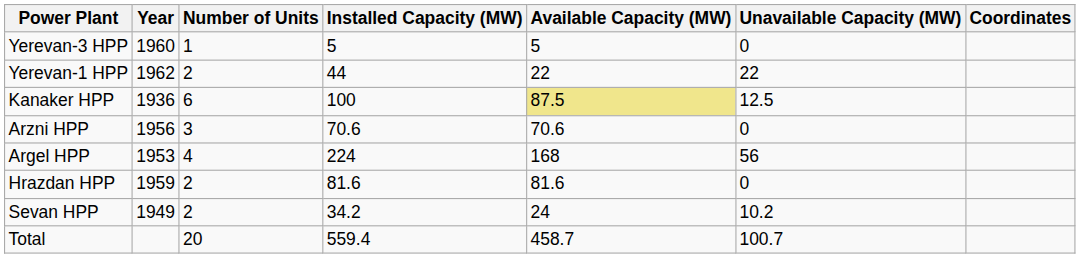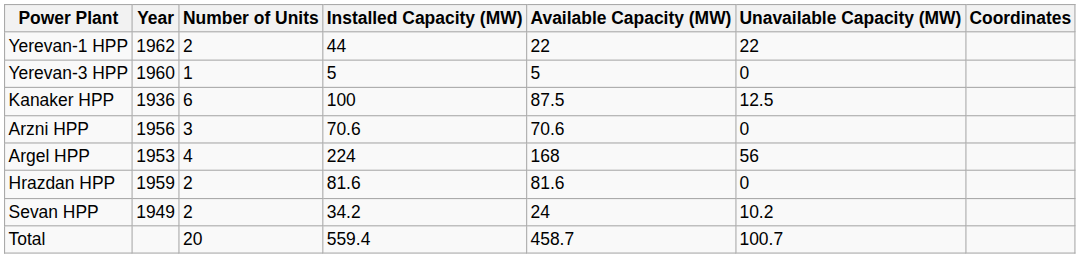rows swapped: (68, 45) <-> (68, 73)
(547, 101) khaki background -> (547, 101) no background
